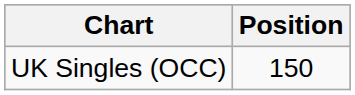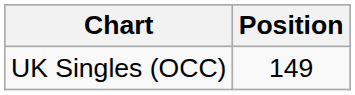(291, 67) 150 -> (291, 67) 149
